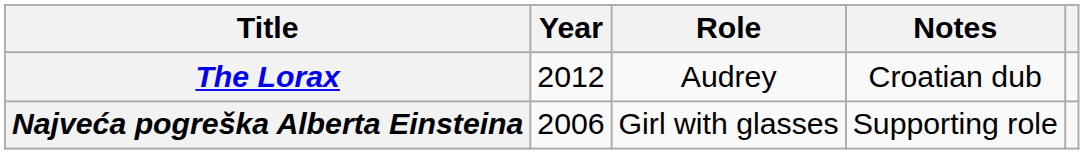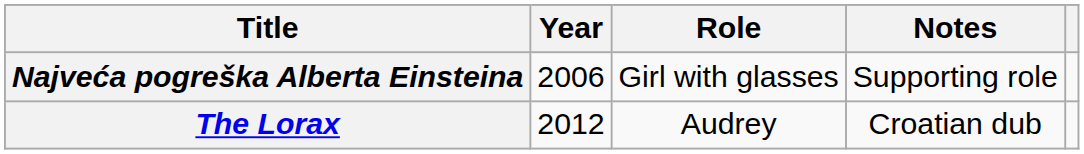rows swapped: (268, 124) <-> (268, 76)
